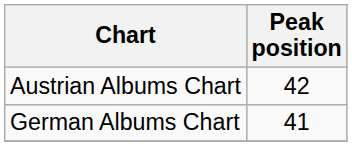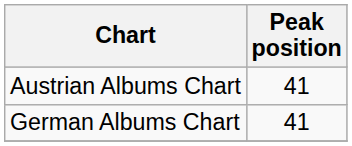(297, 85) 42 -> (297, 85) 41
